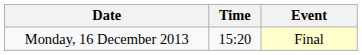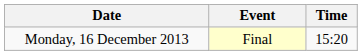columns swapped: (235, 15) <-> (309, 15)
